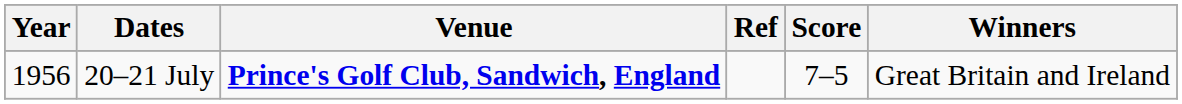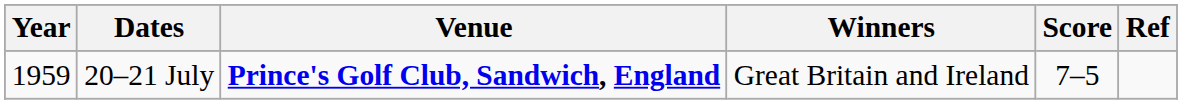columns swapped: (1022, 27) <-> (756, 27)
(41, 74) 1956 -> (41, 74) 1959
